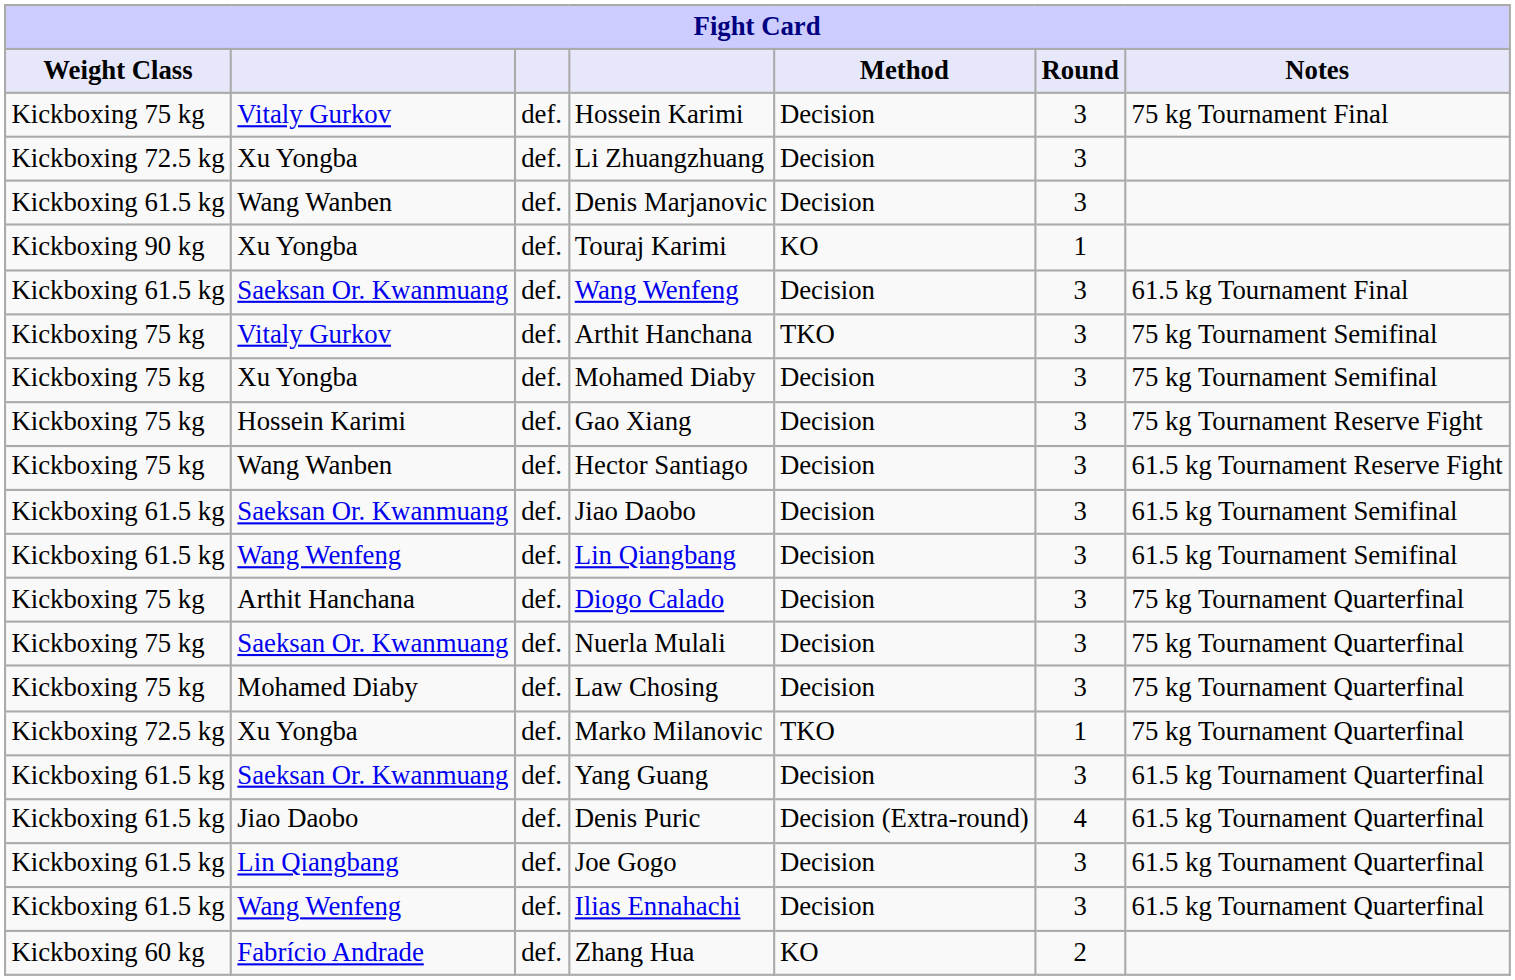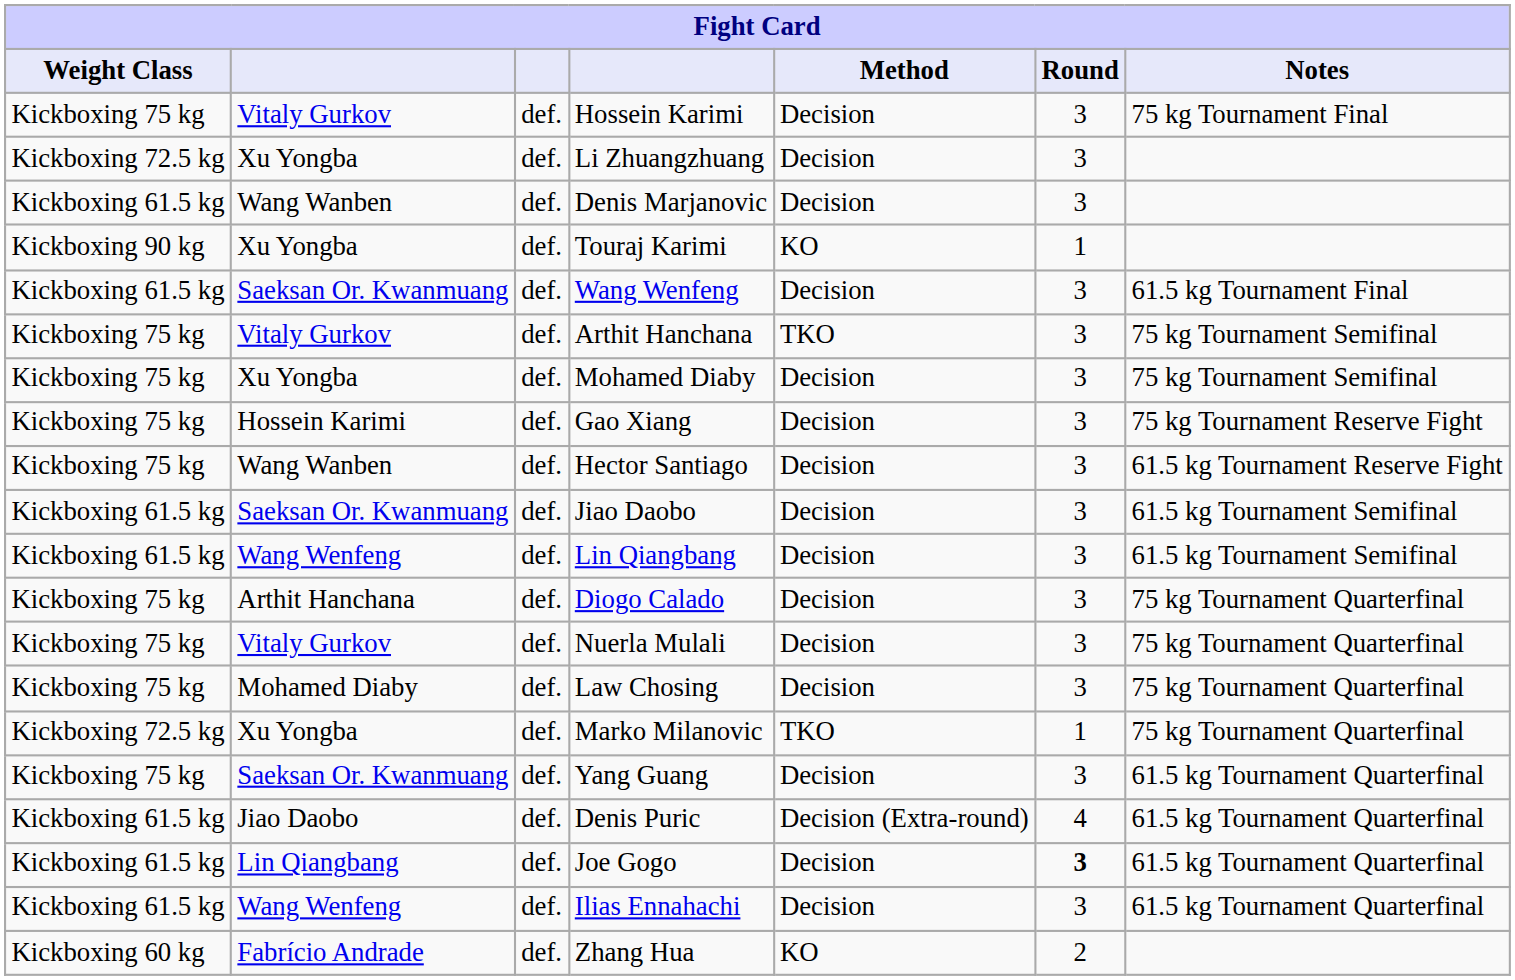(373, 643) Saeksan Or. Kwanmuang -> (314, 643) Vitaly Gurkov
(118, 775) Kickboxing 61.5 kg -> (108, 775) Kickboxing 75 kg
(1080, 863) normal -> (1080, 863) bold
